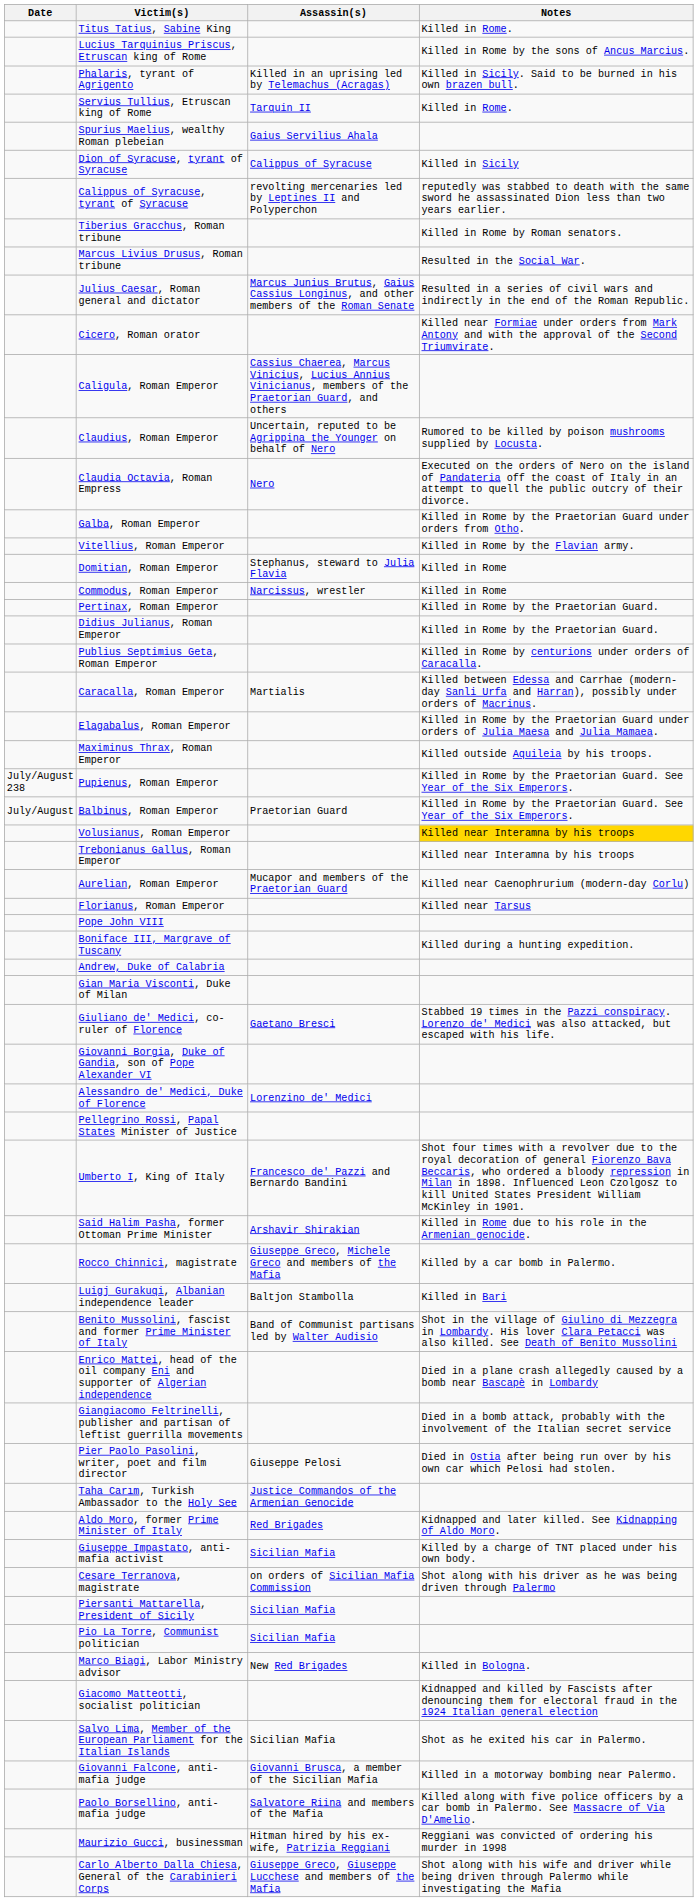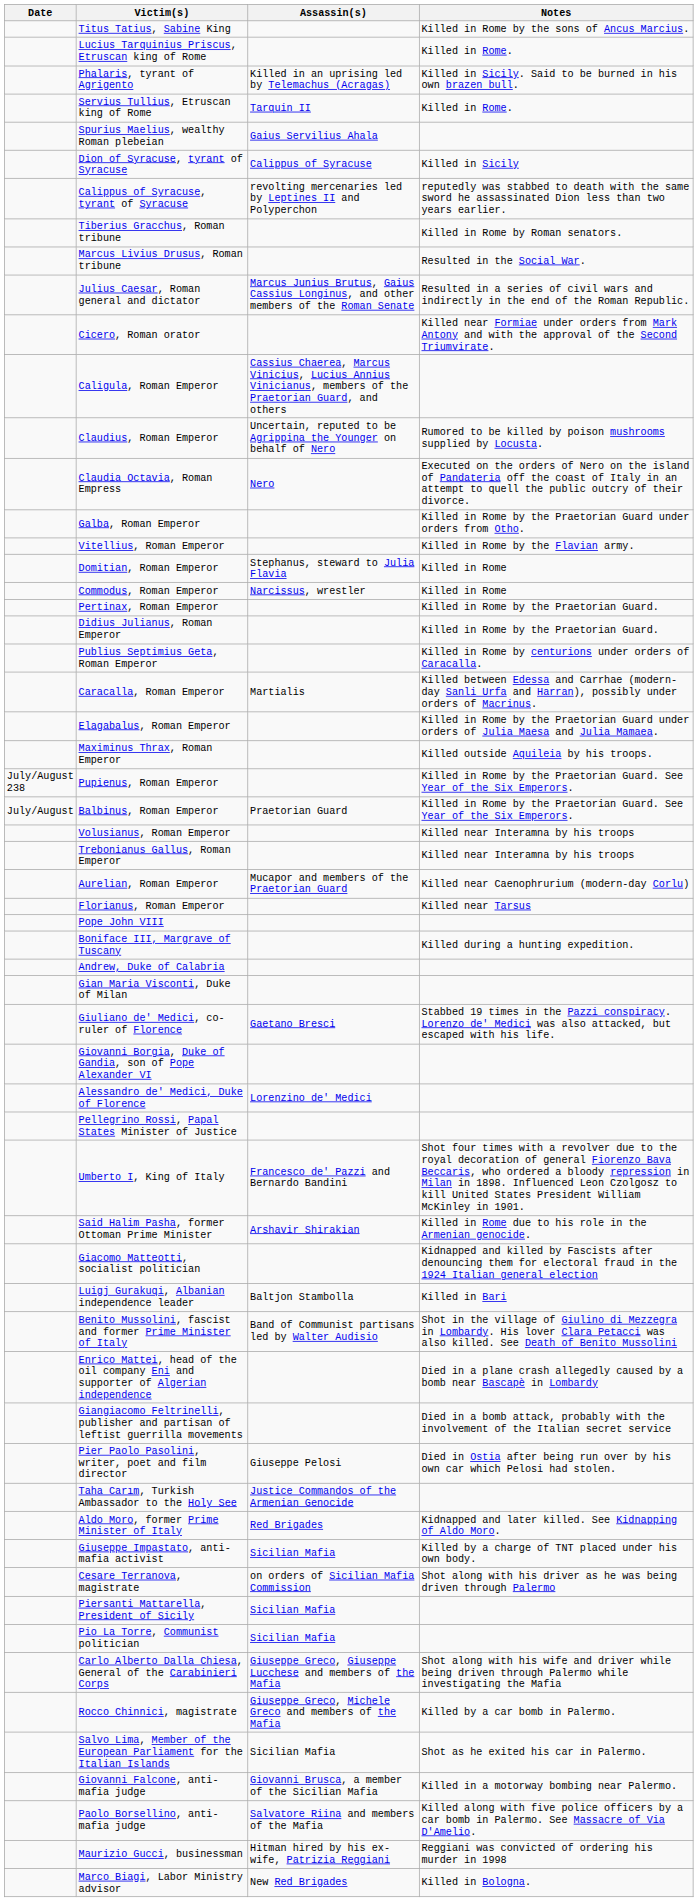(467, 29) Killed in Rome. -> (555, 29) Killed in Rome by the sons of Ancus Marcius.
(555, 52) Killed in Rome by the sons of Ancus Marcius. -> (467, 52) Killed in Rome.
(528, 833) gold background -> (528, 833) no background
rows swapped: (139, 1701) <-> (158, 1264)
rows swapped: (161, 1877) <-> (161, 1667)
